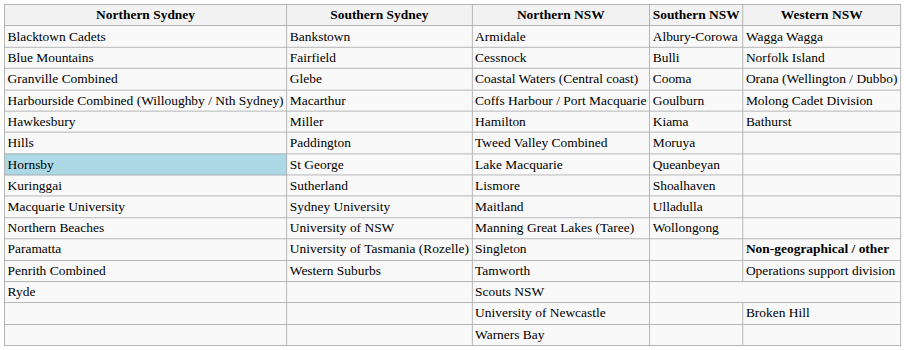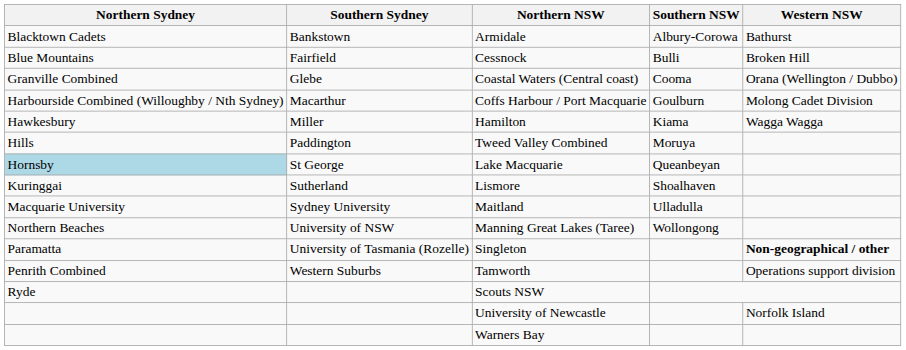(784, 36) Wagga Wagga -> (769, 36) Bathurst
(785, 57) Norfolk Island -> (778, 57) Broken Hill
(769, 121) Bathurst -> (784, 121) Wagga Wagga
(778, 313) Broken Hill -> (785, 313) Norfolk Island
